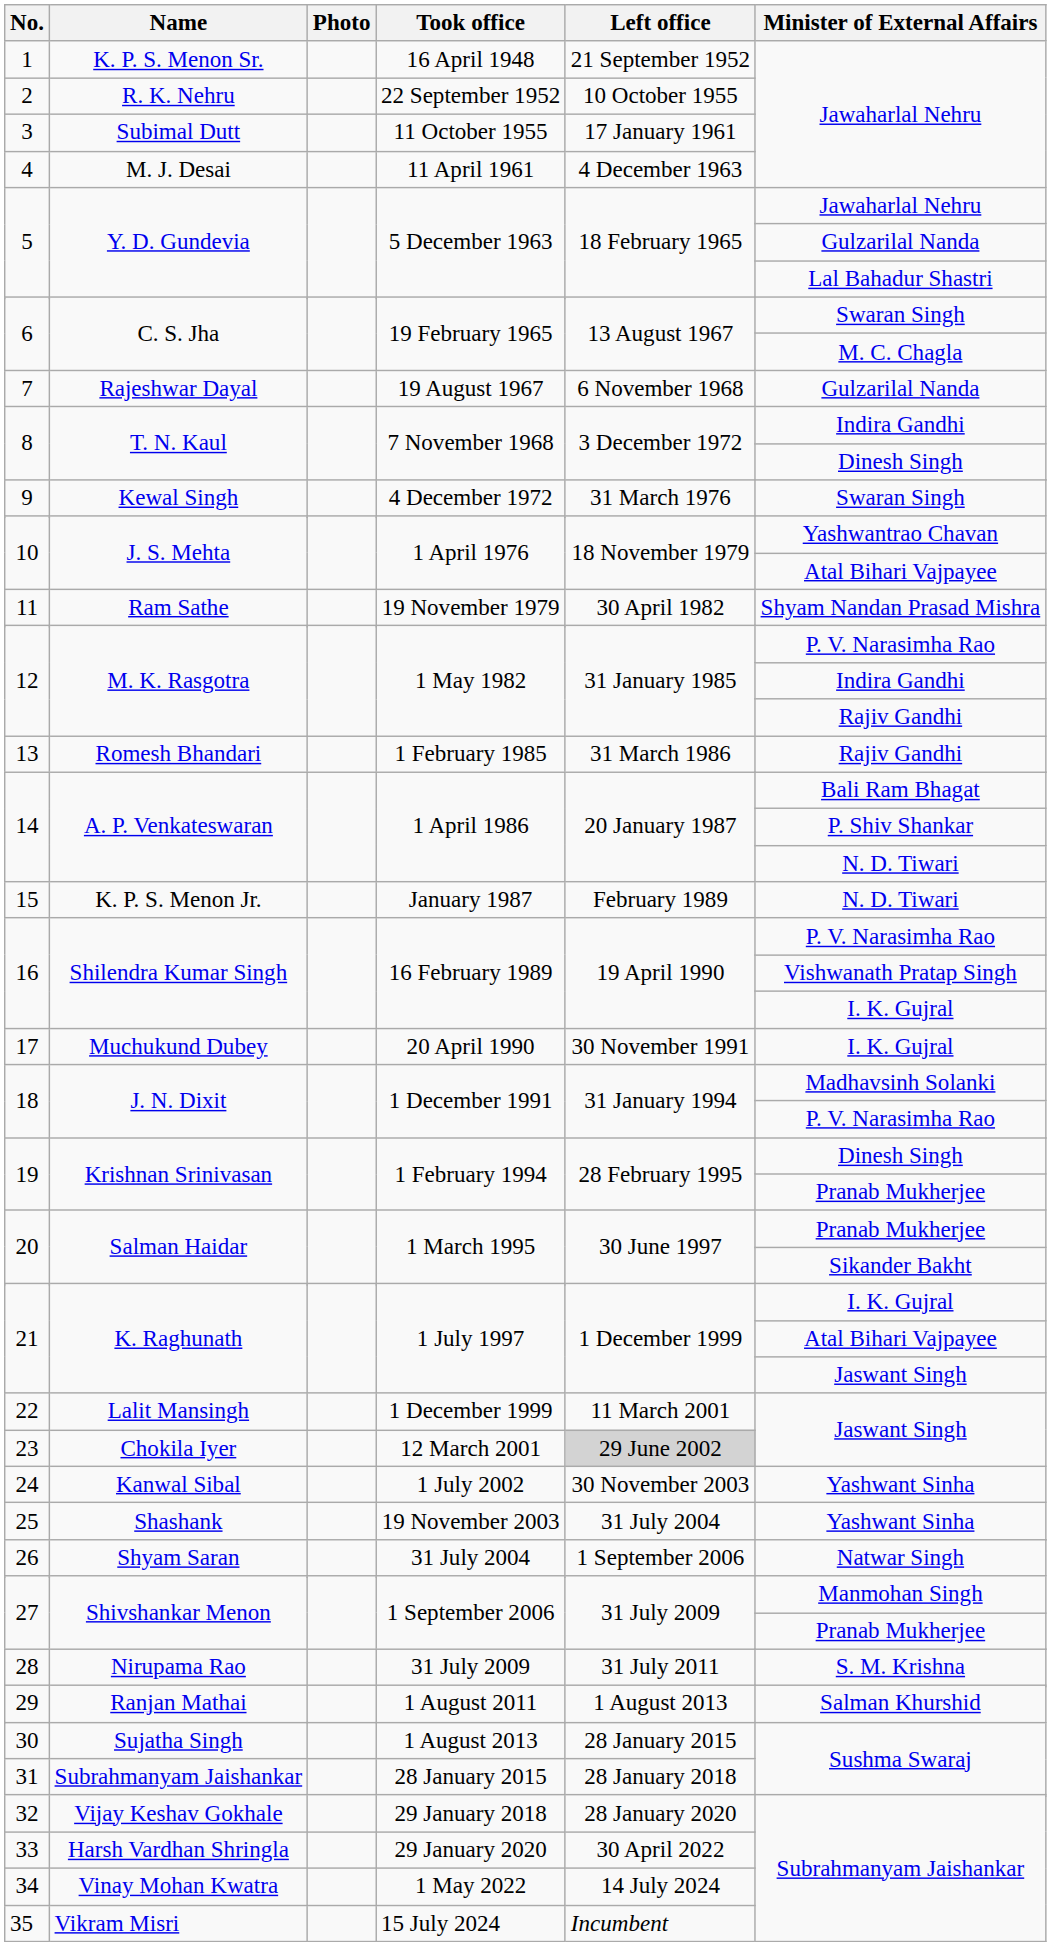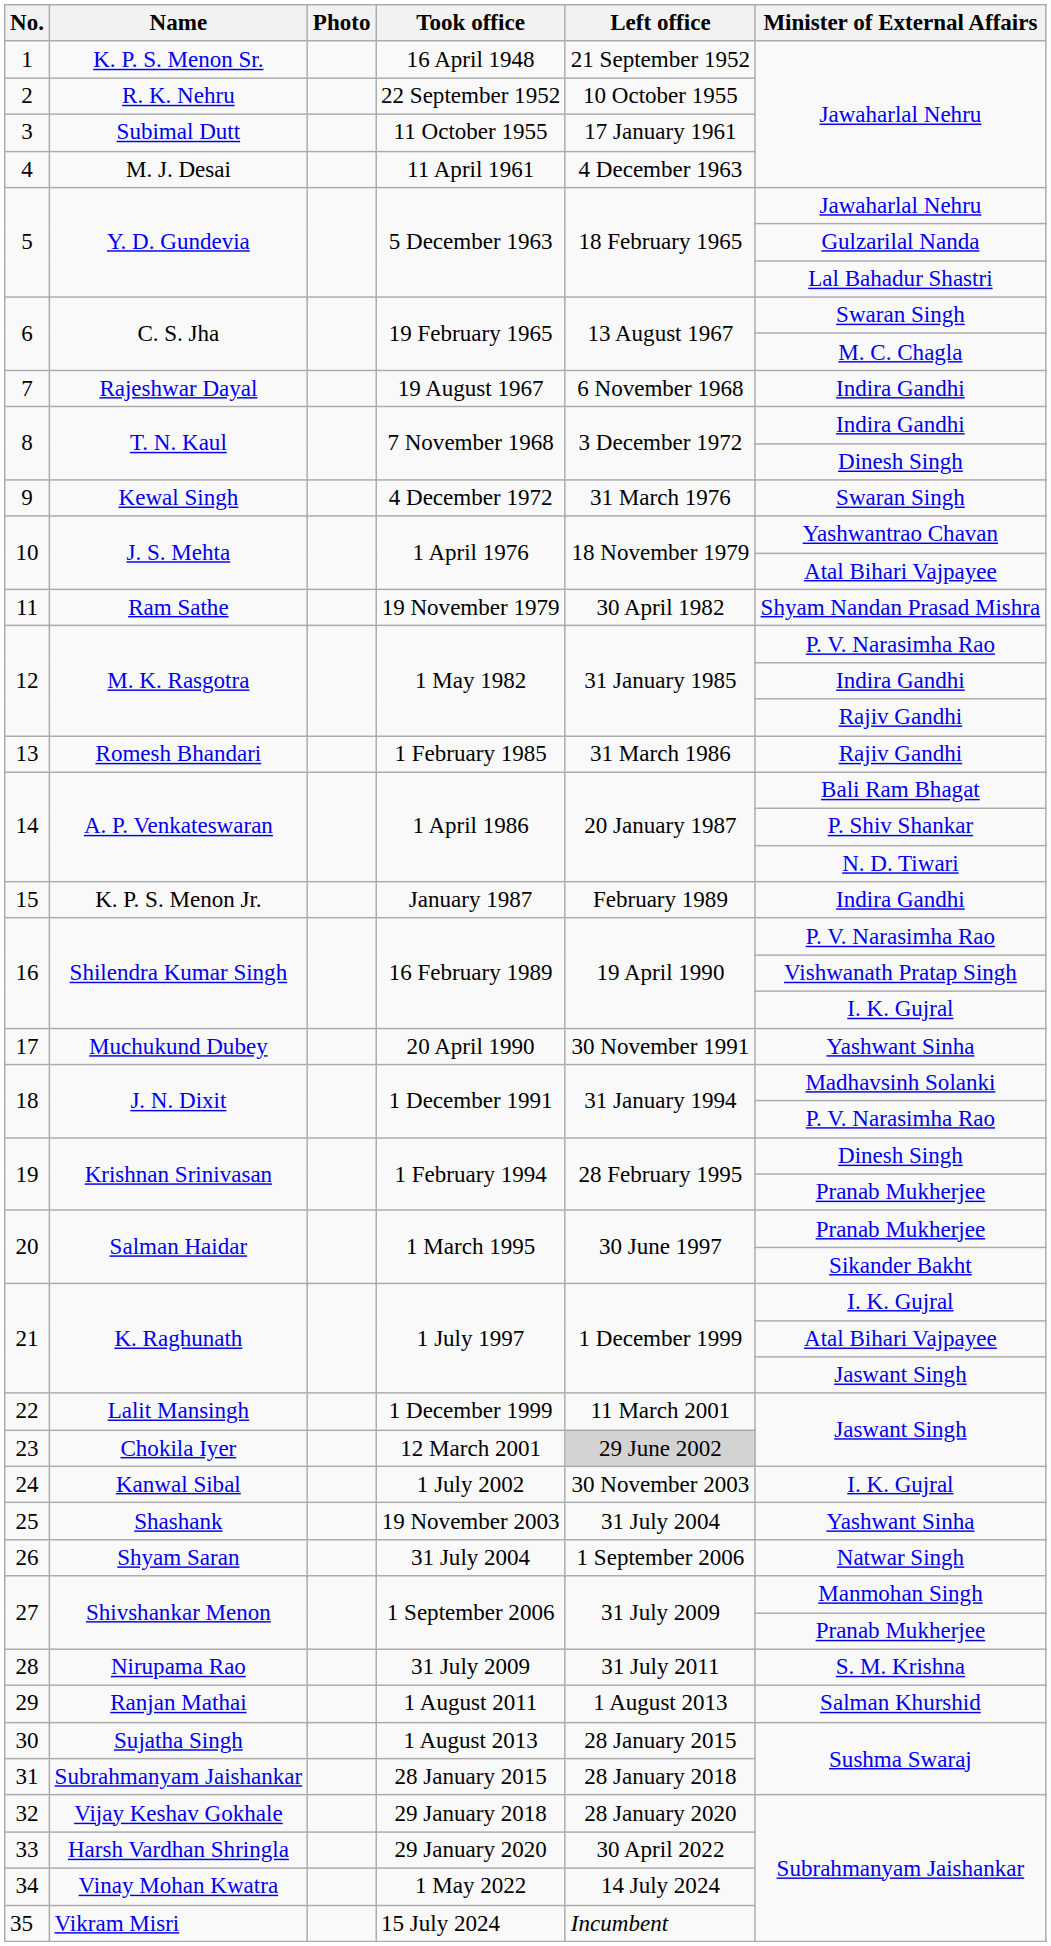(900, 388) Gulzarilal Nanda -> (900, 388) Indira Gandhi
(900, 899) N. D. Tiwari -> (900, 899) Indira Gandhi
(900, 1045) I. K. Gujral -> (900, 1045) Yashwant Sinha
(900, 1484) Yashwant Sinha -> (900, 1484) I. K. Gujral
